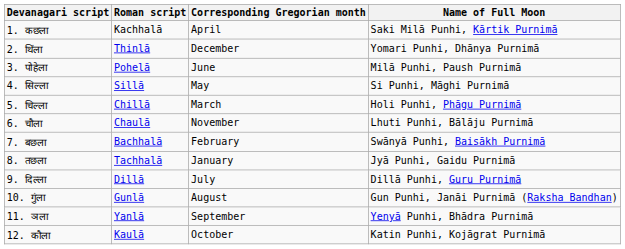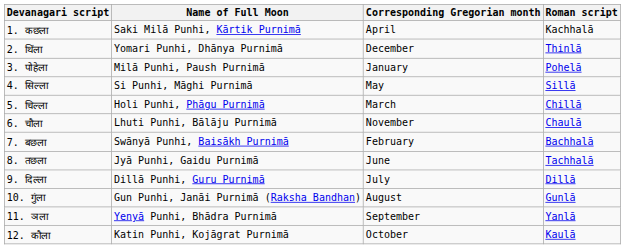columns swapped: (150, 13) <-> (494, 13)
(203, 67) June -> (387, 67) January
(212, 160) January -> (378, 160) June
